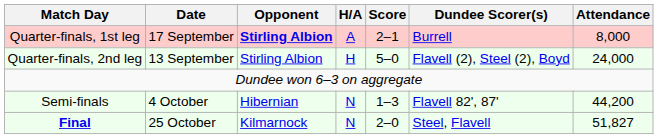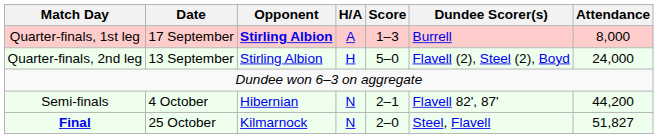(387, 36) 2–1 -> (387, 36) 1–3
(387, 101) 1–3 -> (387, 101) 2–1
